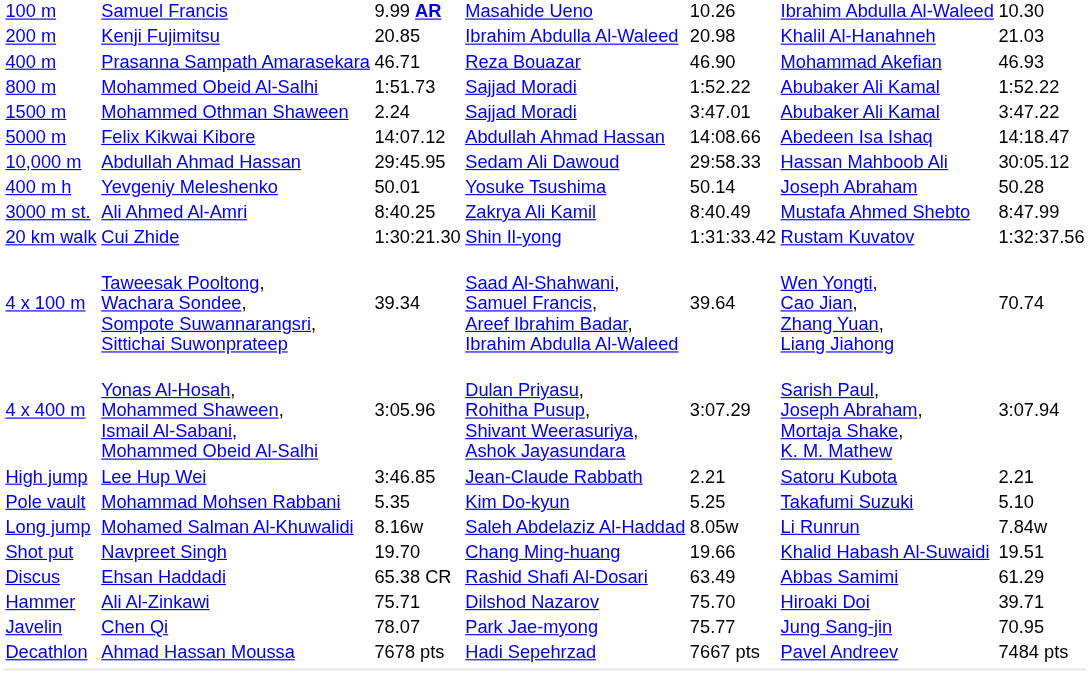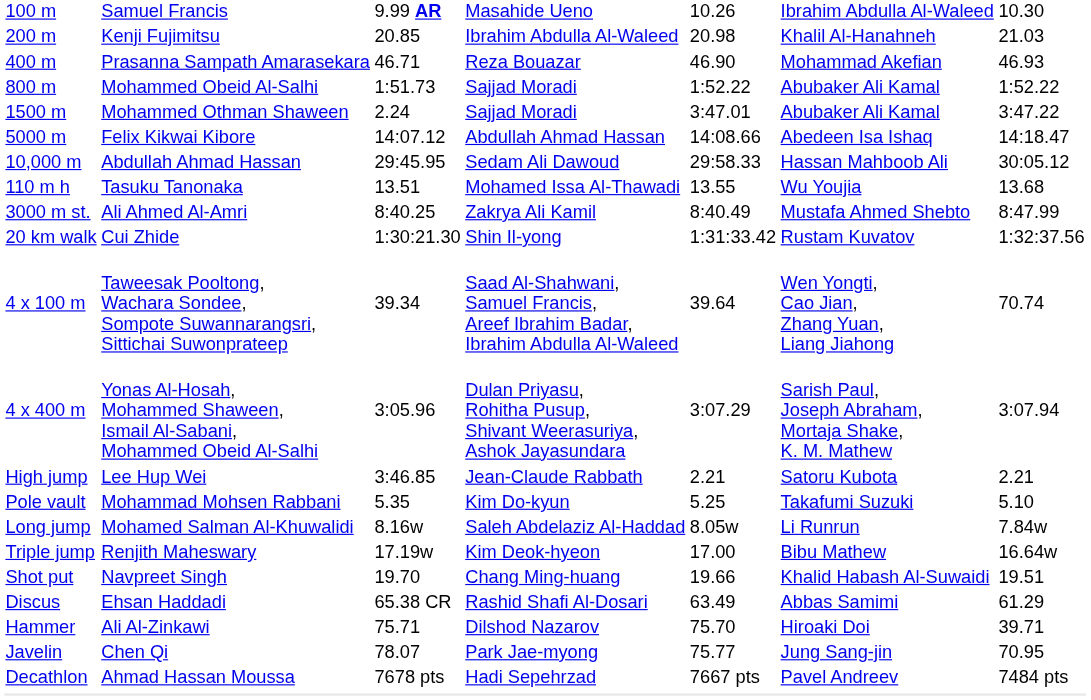+ row: (38, 187)
- row: (38, 187)
+ row: (50, 551)
